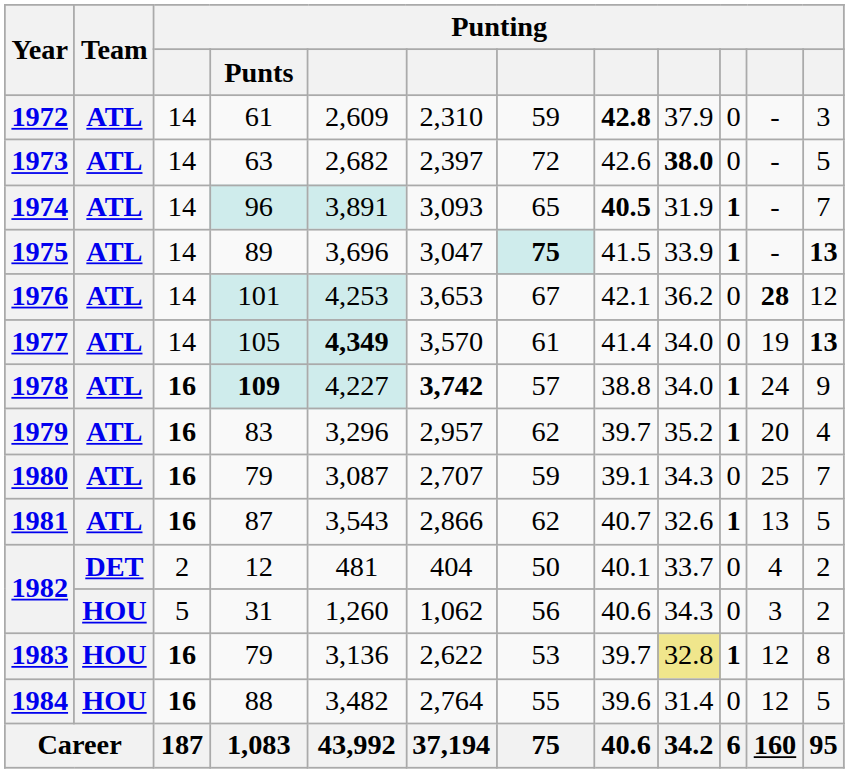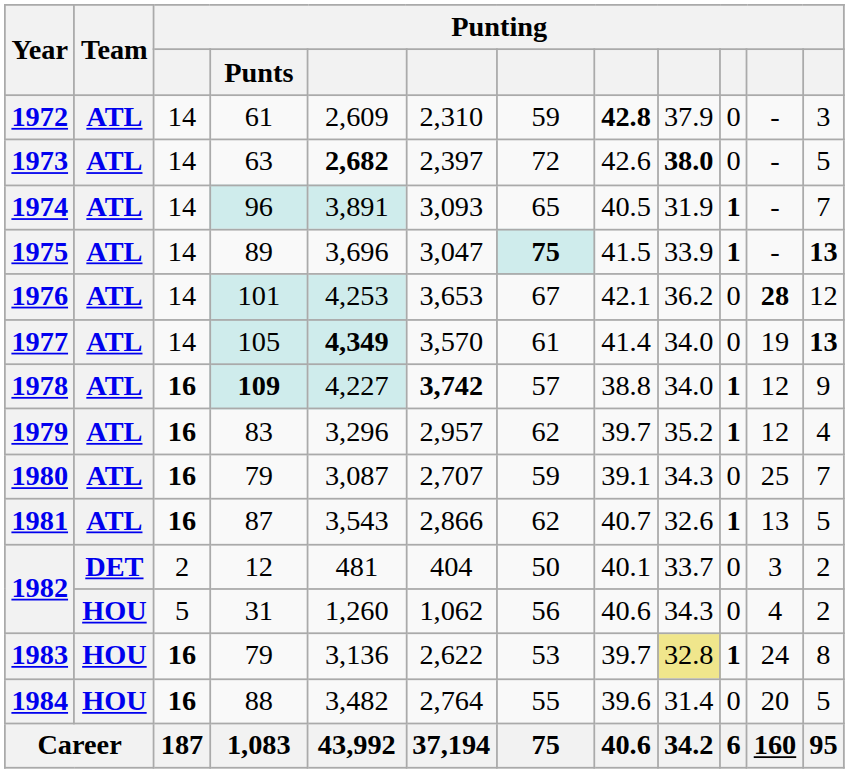(357, 161) normal -> (357, 161) bold
(626, 206) bold -> (626, 206) normal
(775, 386) 24 -> (775, 386) 12
(775, 431) 20 -> (775, 431) 12
(775, 565) 4 -> (775, 565) 3
(775, 610) 3 -> (775, 610) 4
(775, 655) 12 -> (775, 655) 24
(775, 700) 12 -> (775, 700) 20
